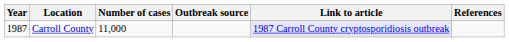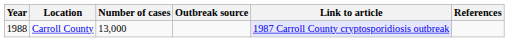(17, 28) 1987 -> (17, 28) 1988
(112, 28) 11,000 -> (112, 28) 13,000
